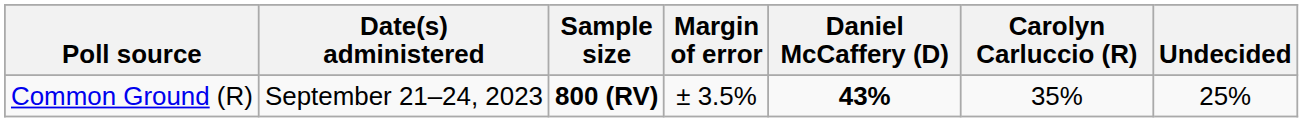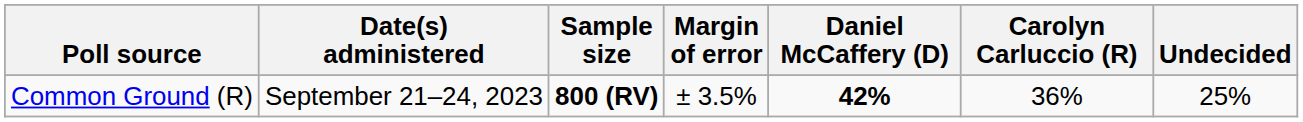(865, 96) 43% -> (865, 96) 42%
(1057, 96) 35% -> (1057, 96) 36%
